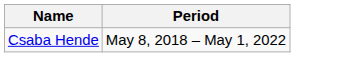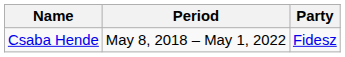+ column: (315, 16)
